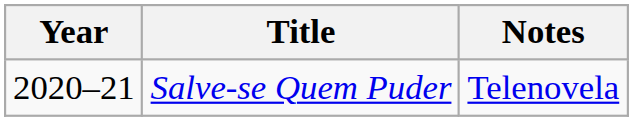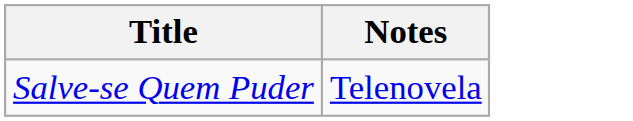- column: (74, 32)
